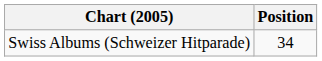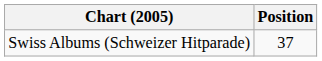(285, 42) 34 -> (285, 42) 37
